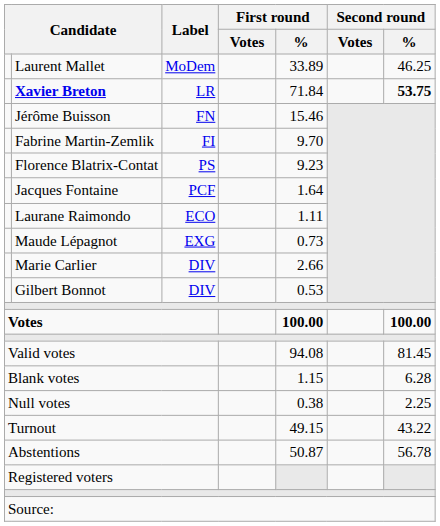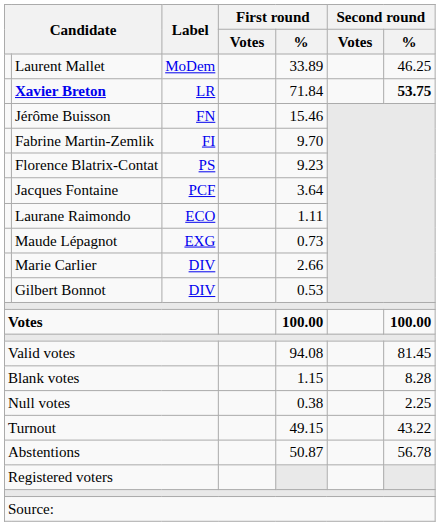(310, 190) 1.64 -> (310, 190) 3.64
(418, 378) 6.28 -> (418, 378) 8.28
